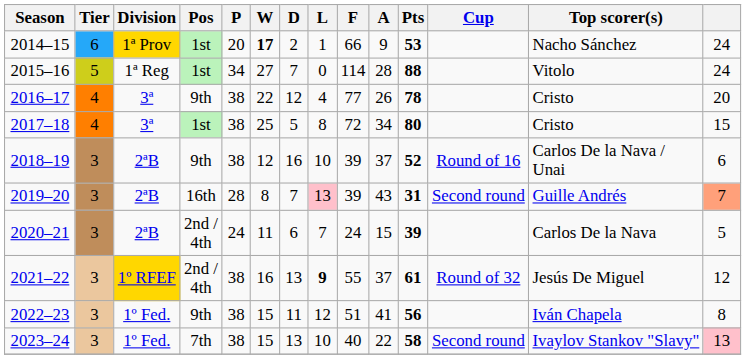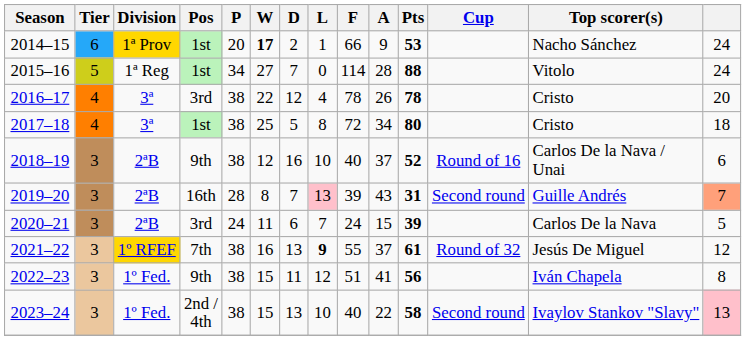(201, 97) 9th -> (201, 97) 3rd
(353, 97) 77 -> (353, 97) 78
(722, 124) 15 -> (722, 124) 18
(353, 160) 39 -> (353, 160) 40
(201, 232) 2nd / 4th -> (201, 223) 3rd
(201, 278) 2nd / 4th -> (201, 249) 7th
(201, 340) 7th -> (201, 312) 2nd / 4th
